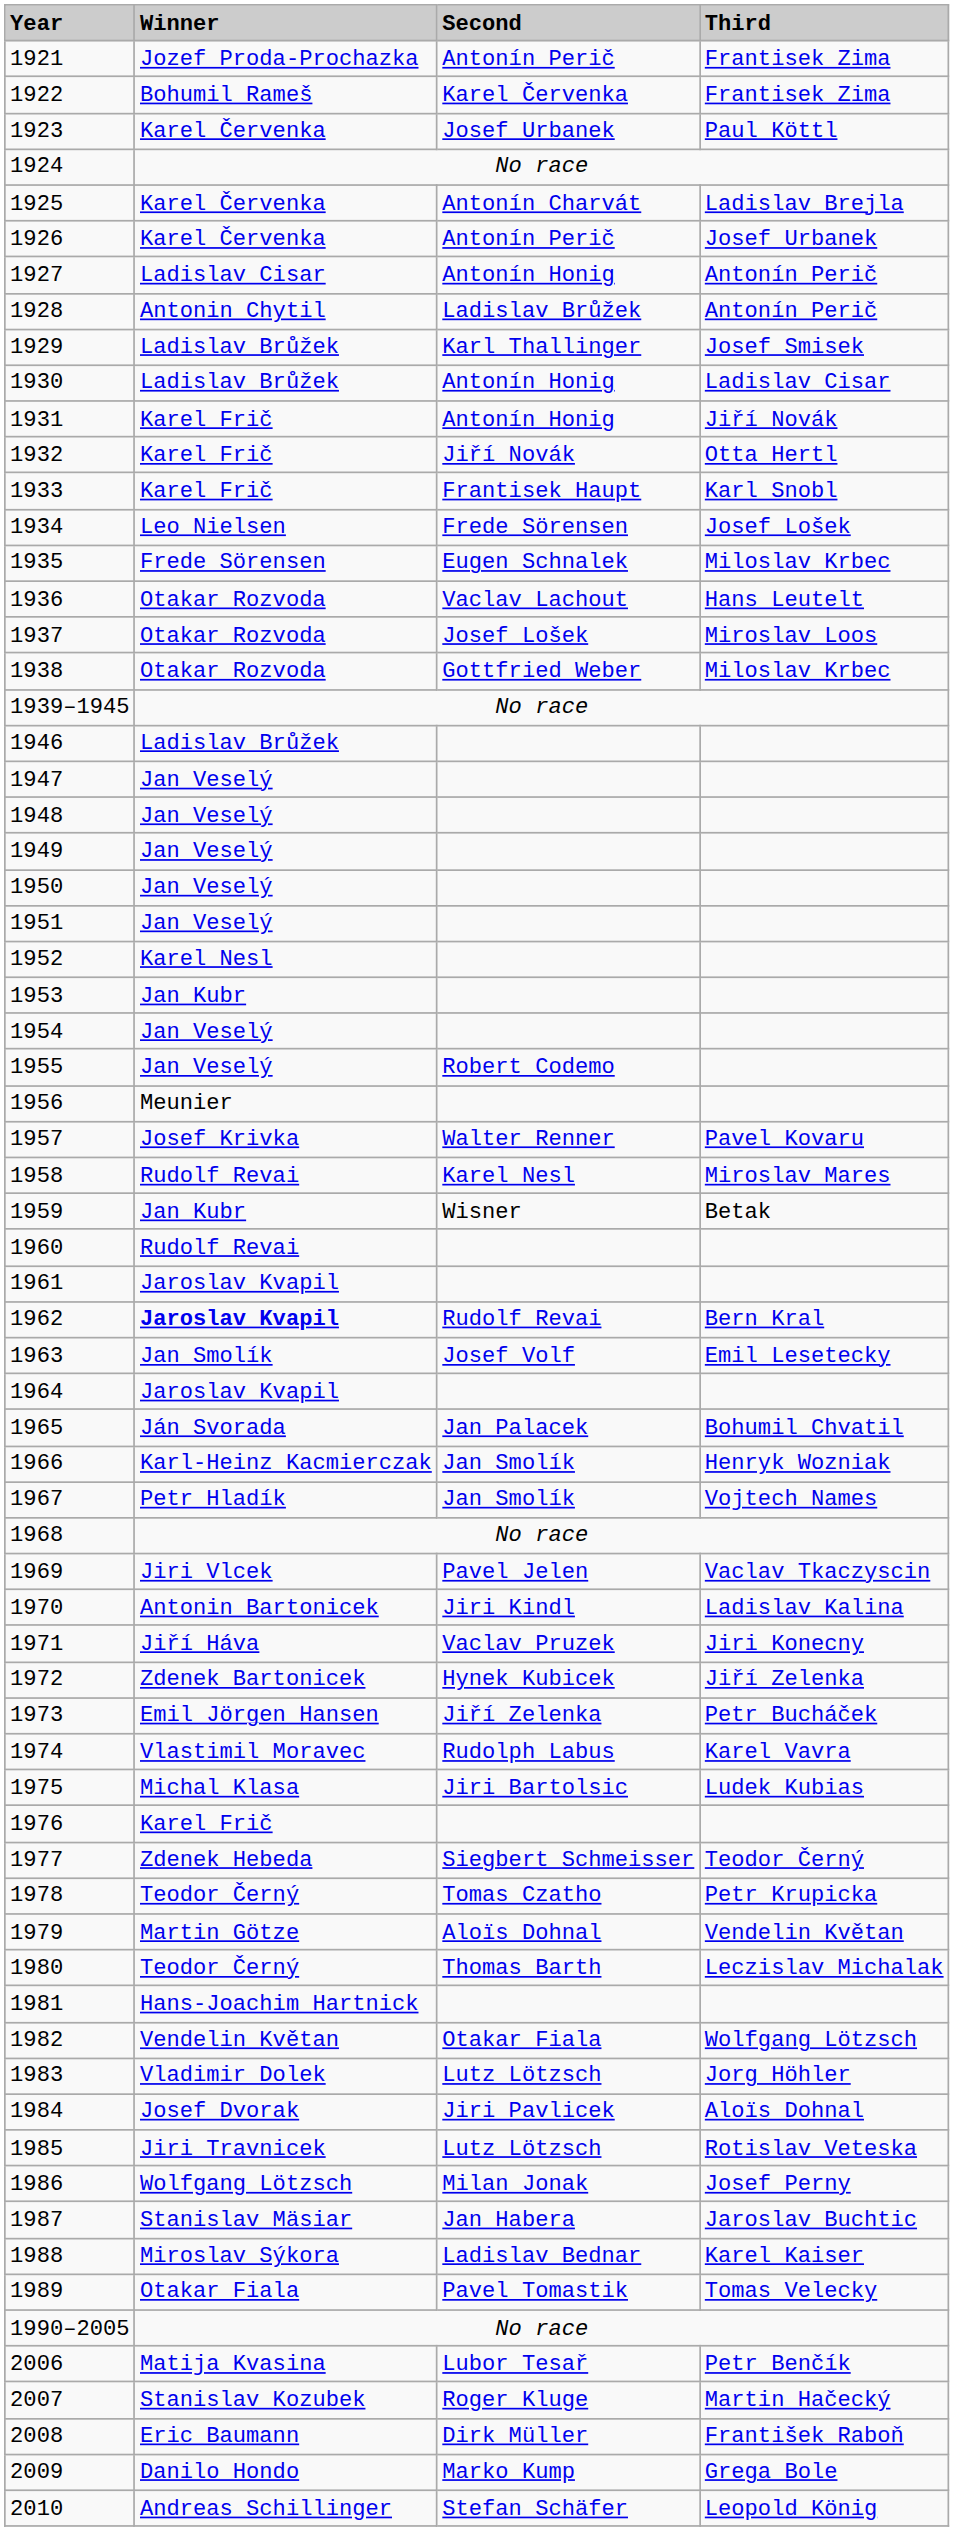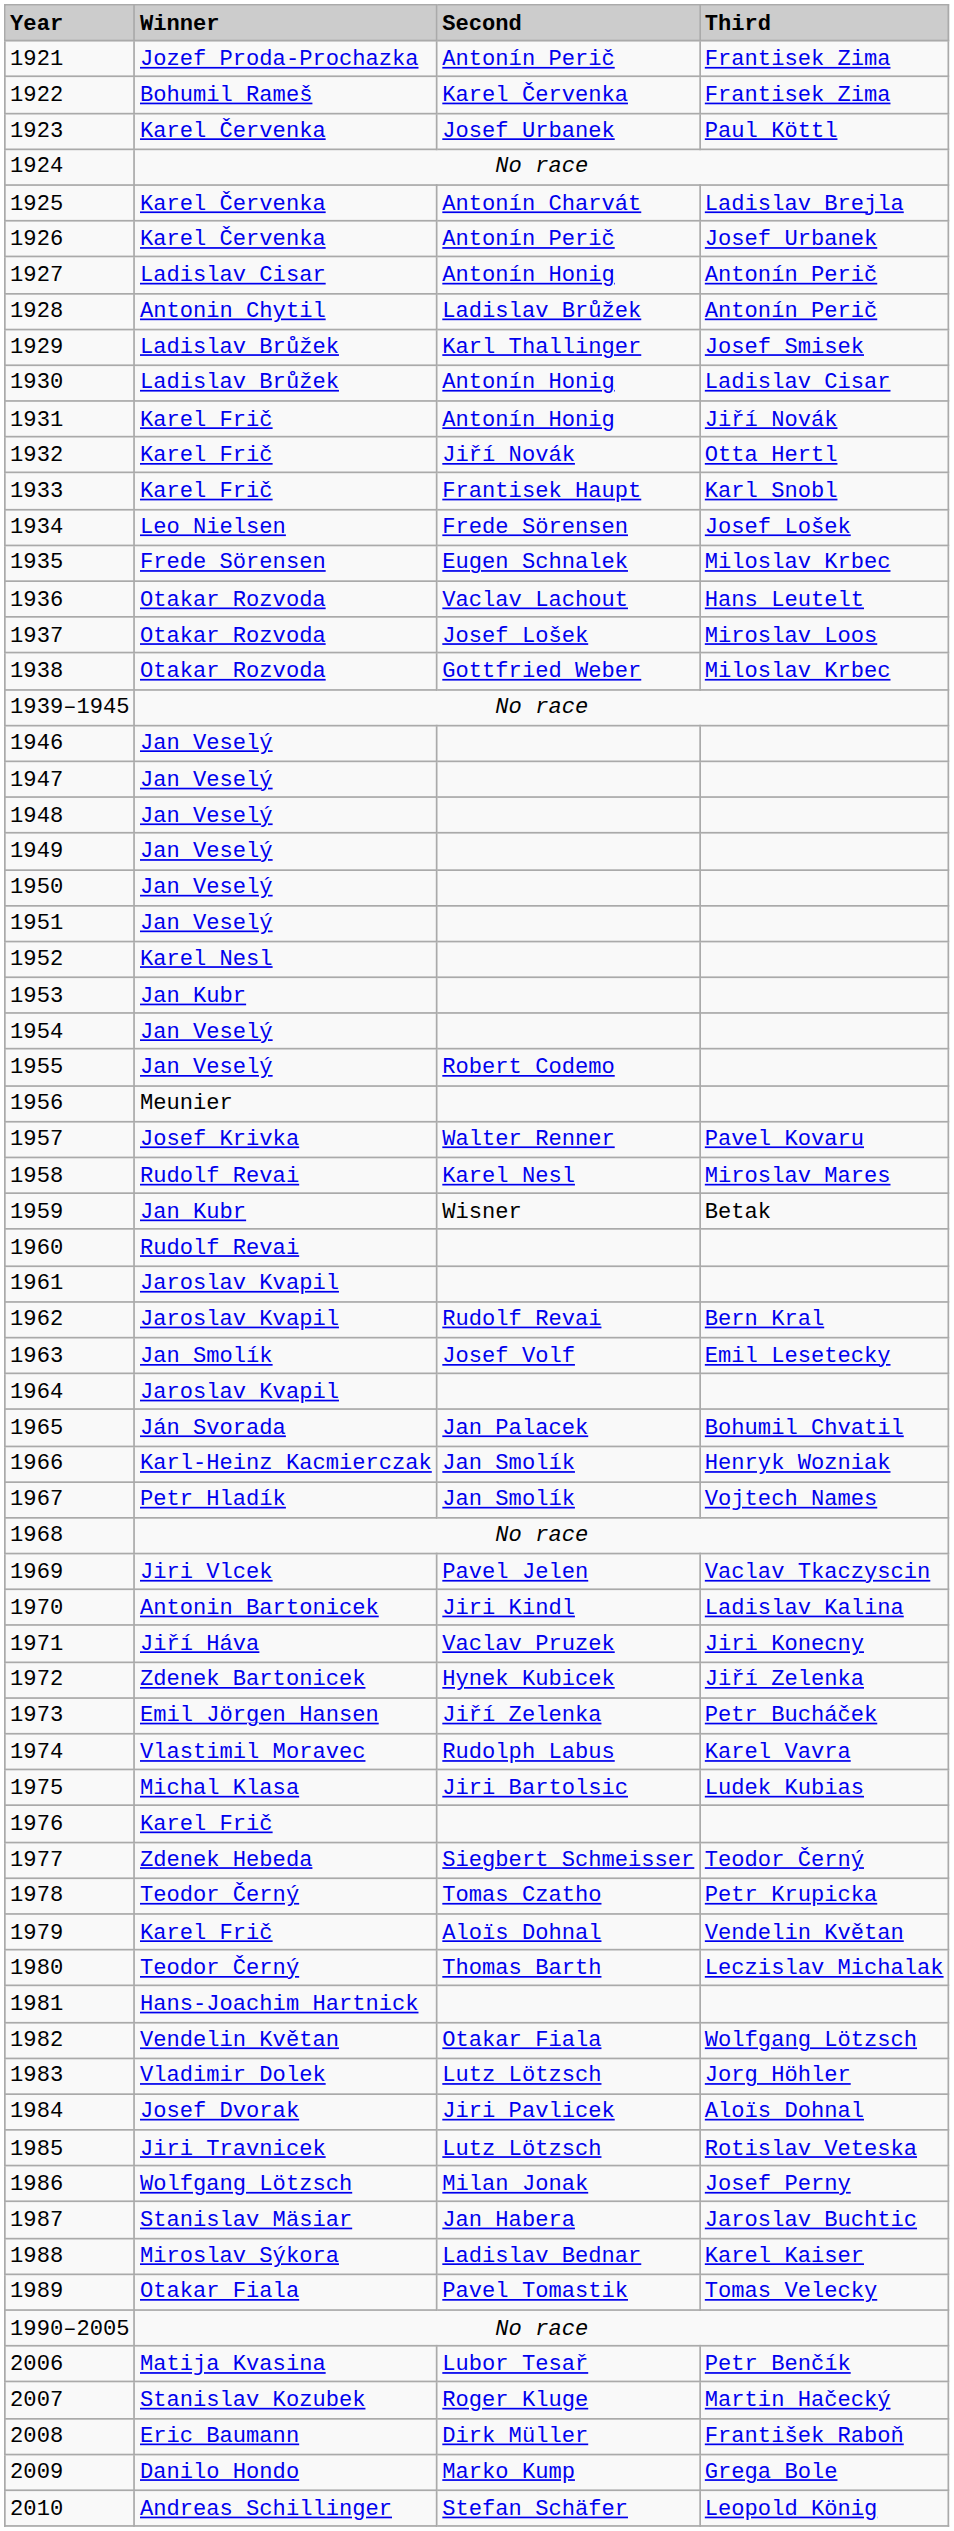(239, 743) Ladislav Brůžek -> (206, 743) Jan Veselý
(239, 1320) bold -> (239, 1320) normal
(220, 1932) Martin Götze -> (206, 1932) Karel Frič
